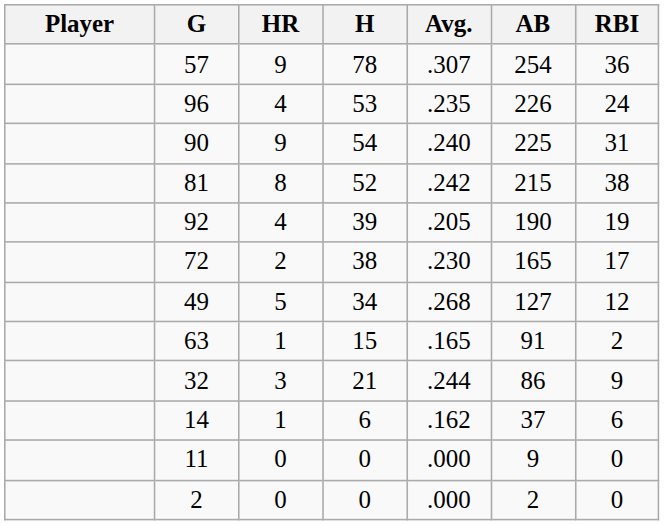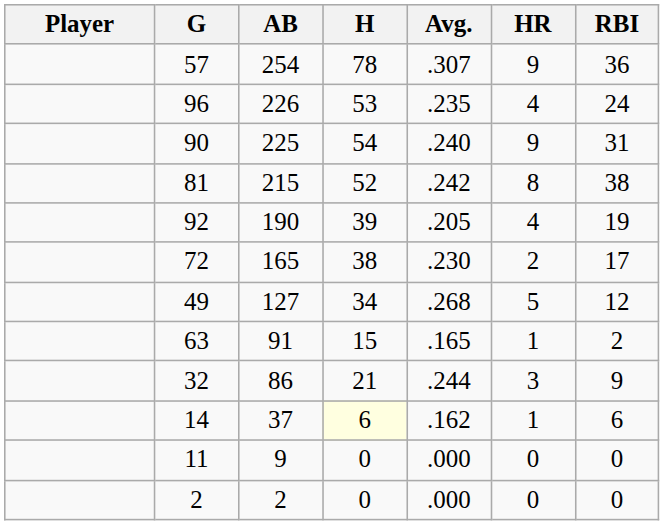columns swapped: (533, 24) <-> (281, 24)
(365, 420) no background -> (365, 420) lightyellow background
